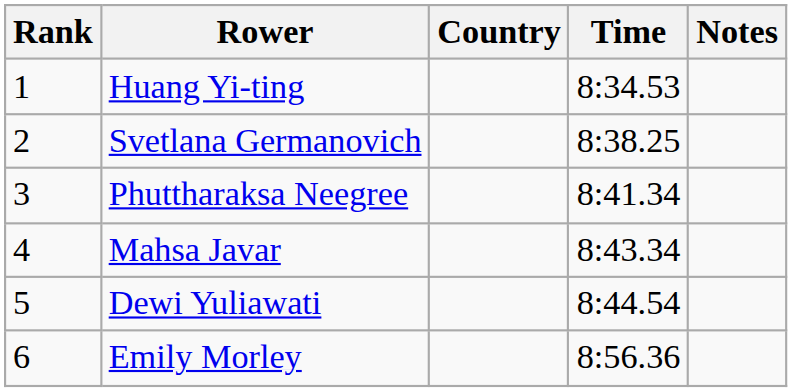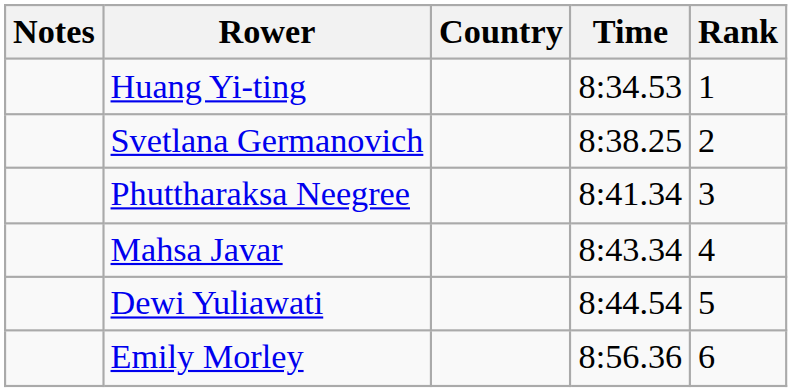columns swapped: (53, 31) <-> (737, 31)
